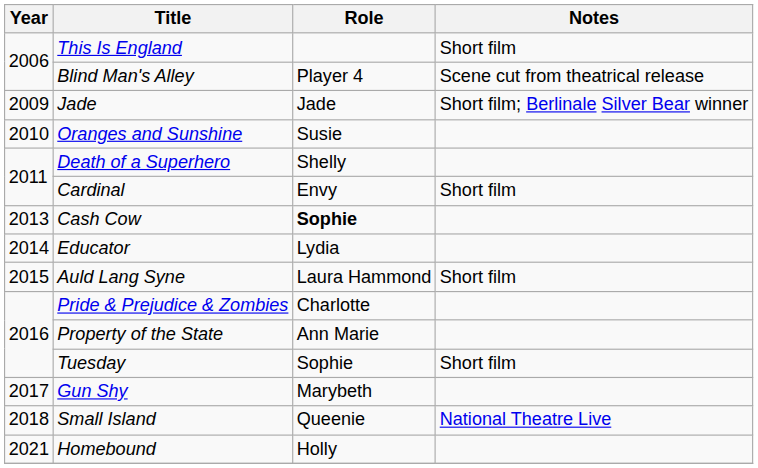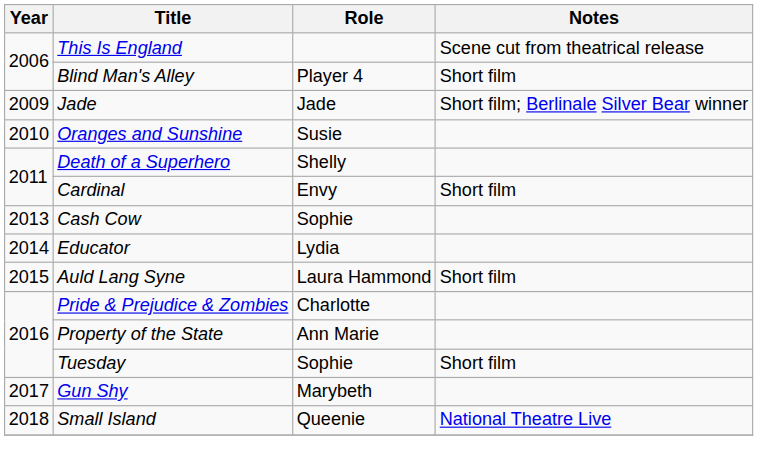(478, 47) Short film -> (572, 47) Scene cut from theatrical release
(572, 76) Scene cut from theatrical release -> (478, 76) Short film
(327, 219) bold -> (325, 219) normal
- row: (107, 448)
